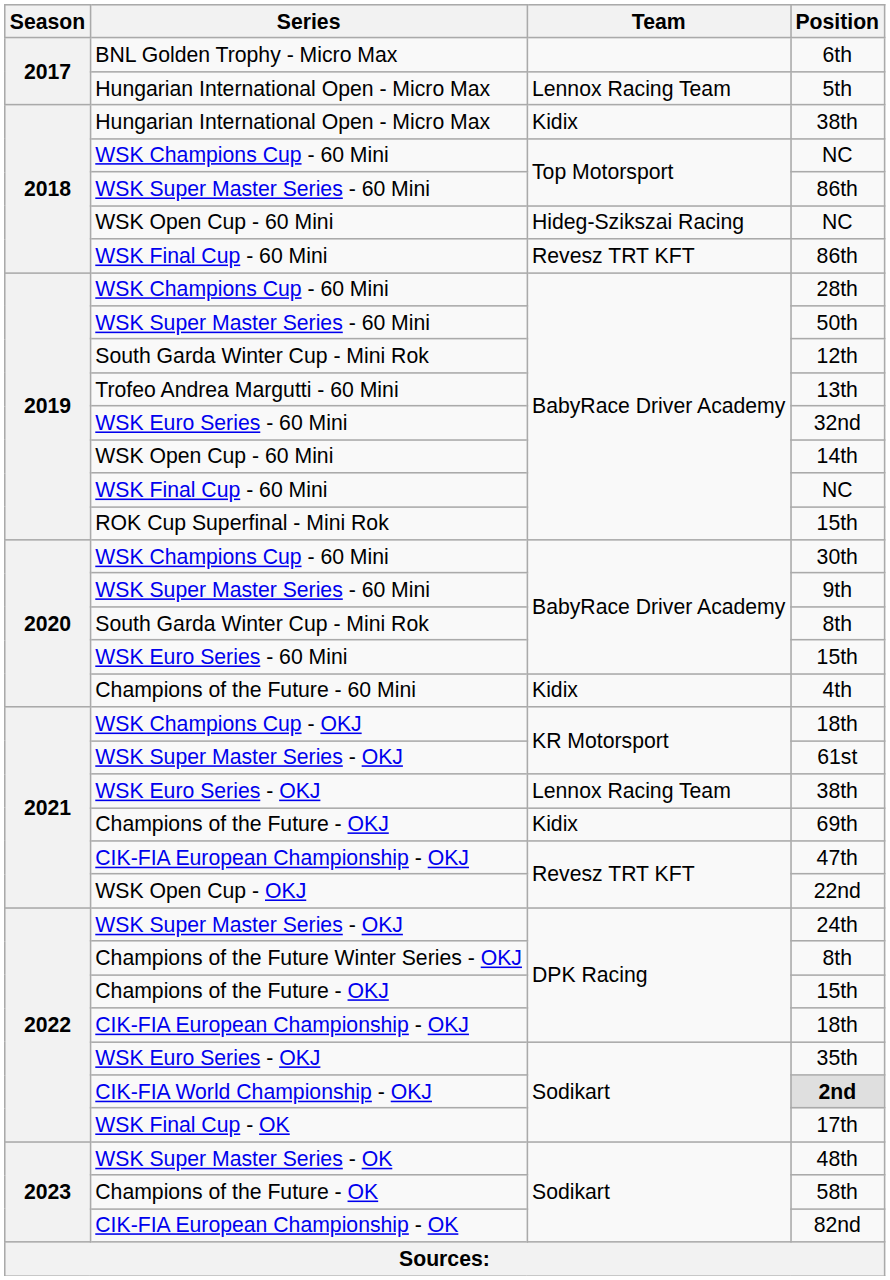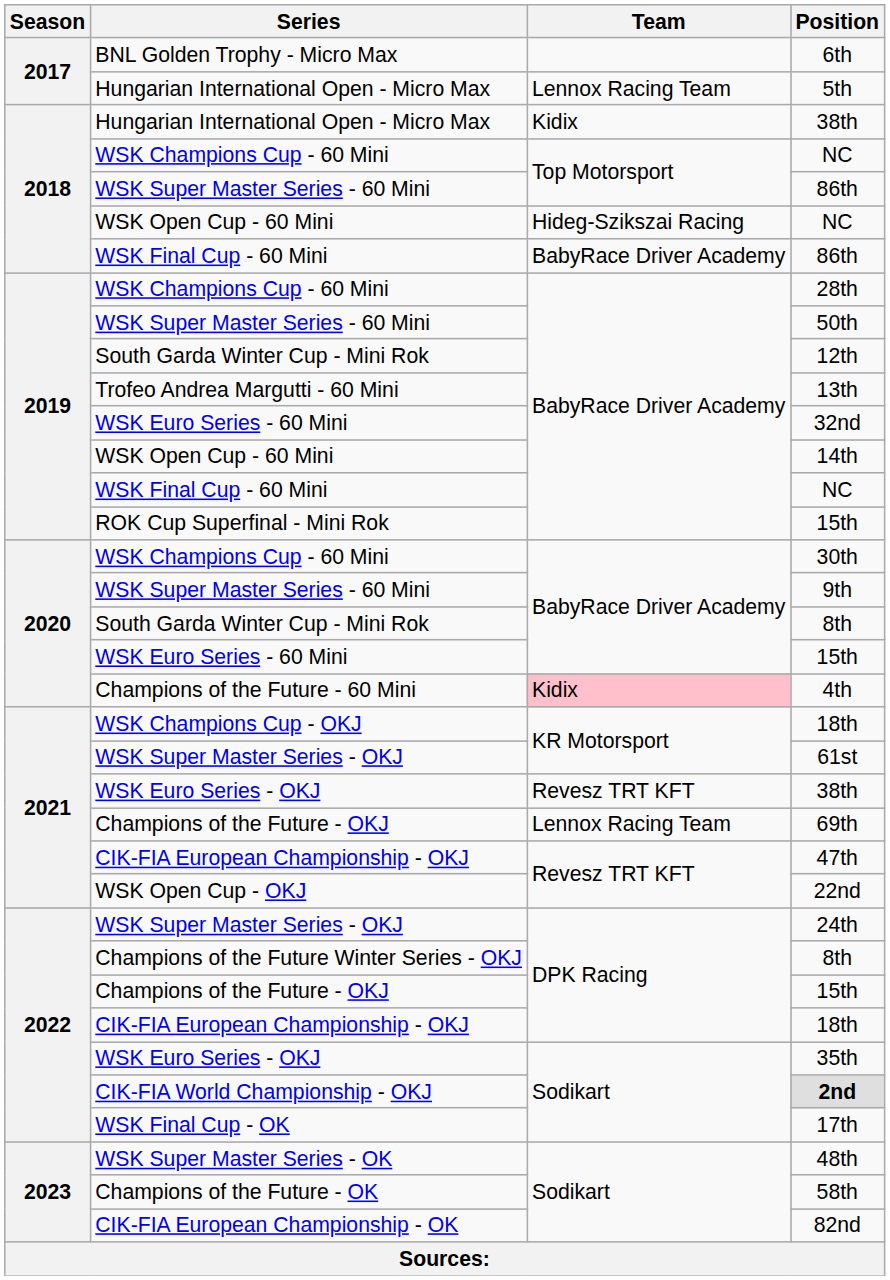(613, 255) Revesz TRT KFT -> (659, 255) BabyRace Driver Academy
(555, 690) no background -> (555, 690) pink background
(631, 790) Lennox Racing Team -> (613, 790) Revesz TRT KFT
(555, 824) Kidix -> (631, 824) Lennox Racing Team
